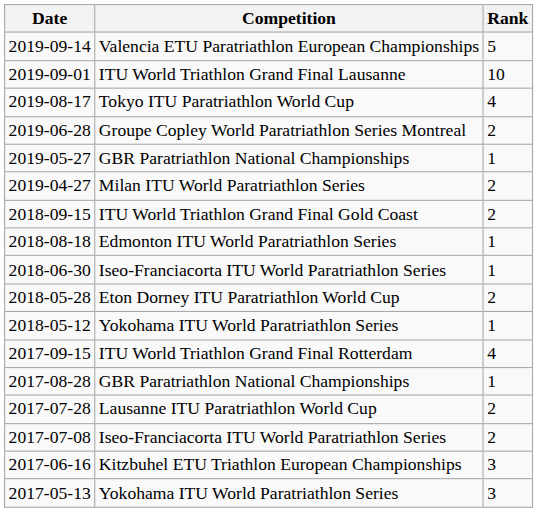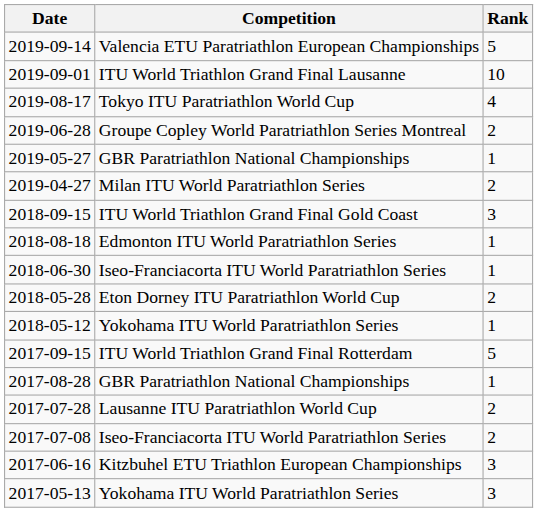(492, 213) 2 -> (492, 213) 3
(492, 353) 4 -> (492, 353) 5
